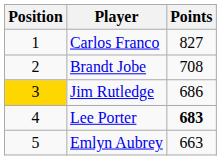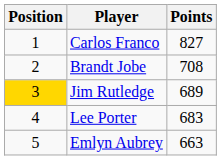(191, 92) 686 -> (191, 92) 689
(191, 117) bold -> (191, 117) normal
